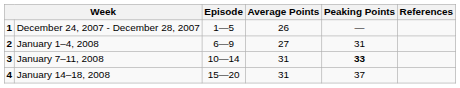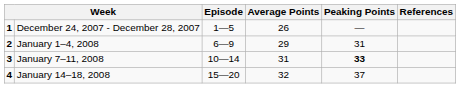(283, 43) 27 -> (283, 43) 29
(283, 75) 31 -> (283, 75) 32
